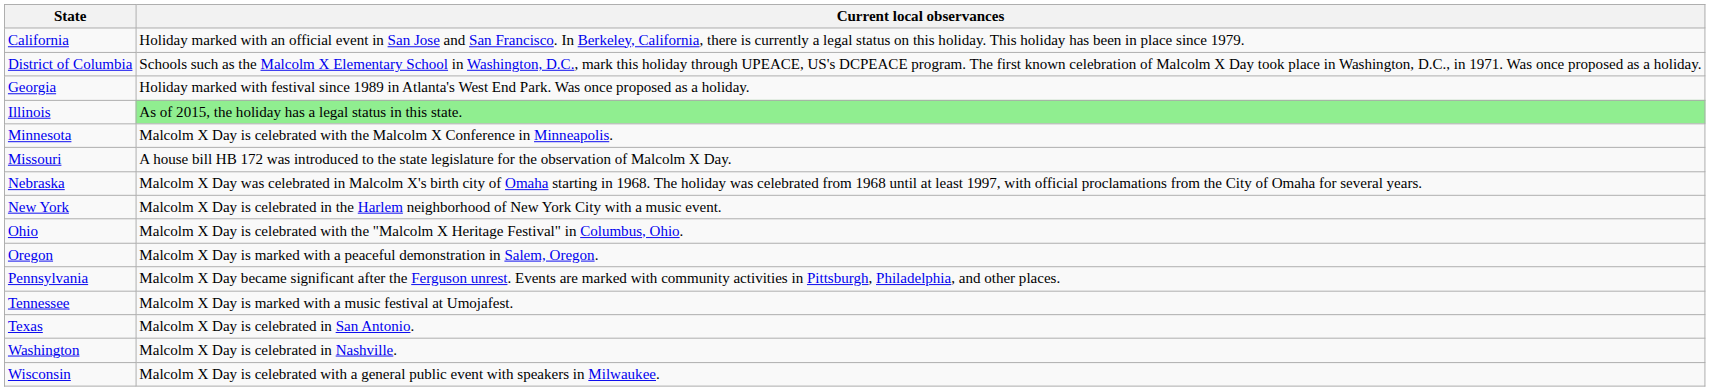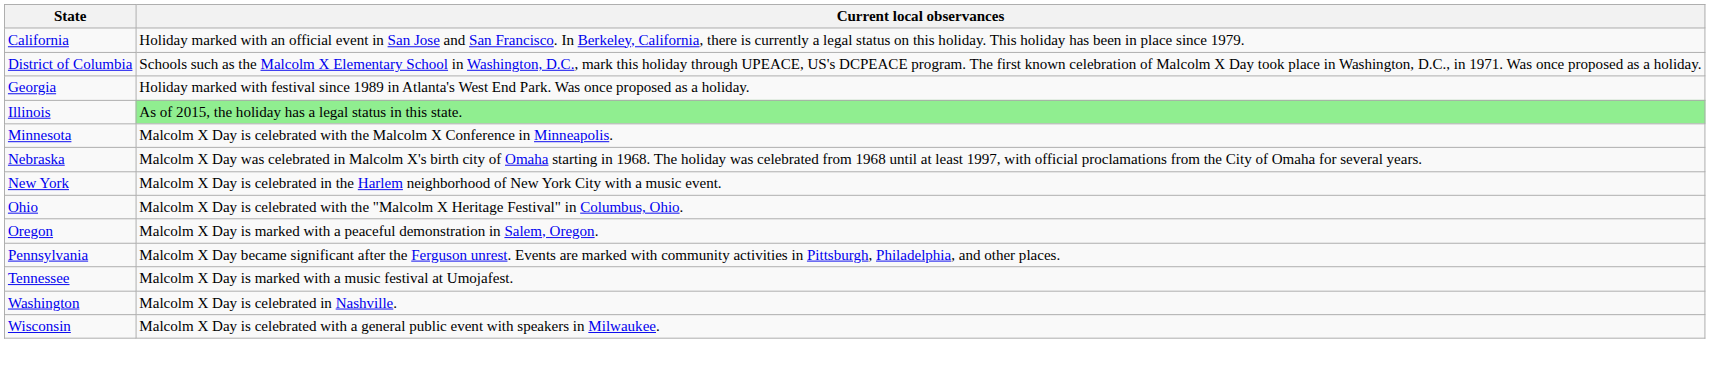- row: (35, 159)
- row: (25, 326)
